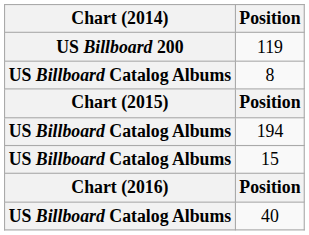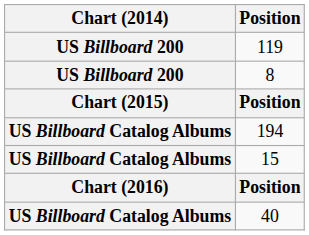(120, 74) US Billboard Catalog Albums -> (120, 74) US Billboard 200
